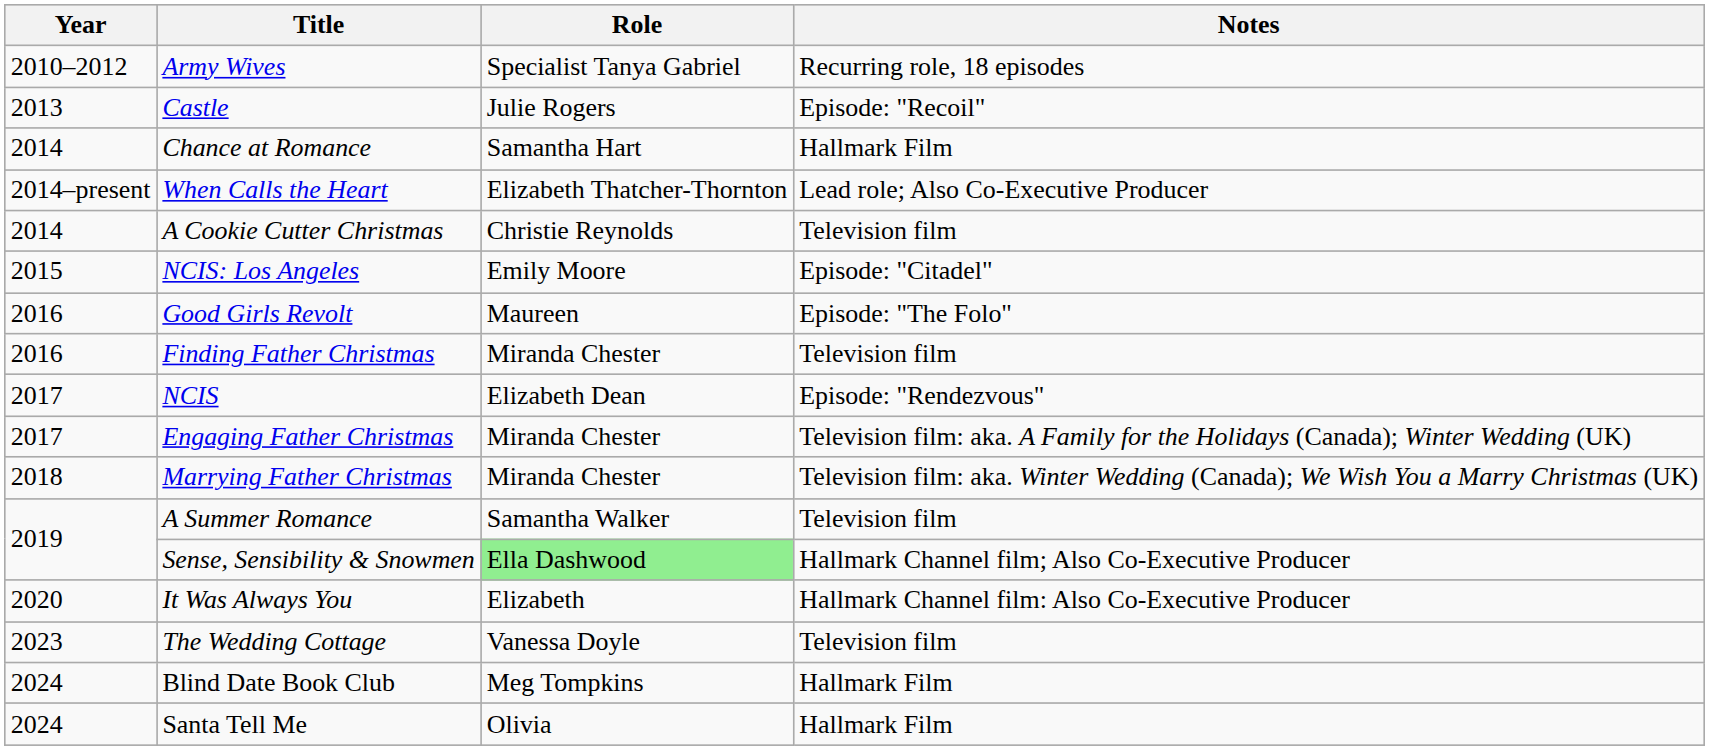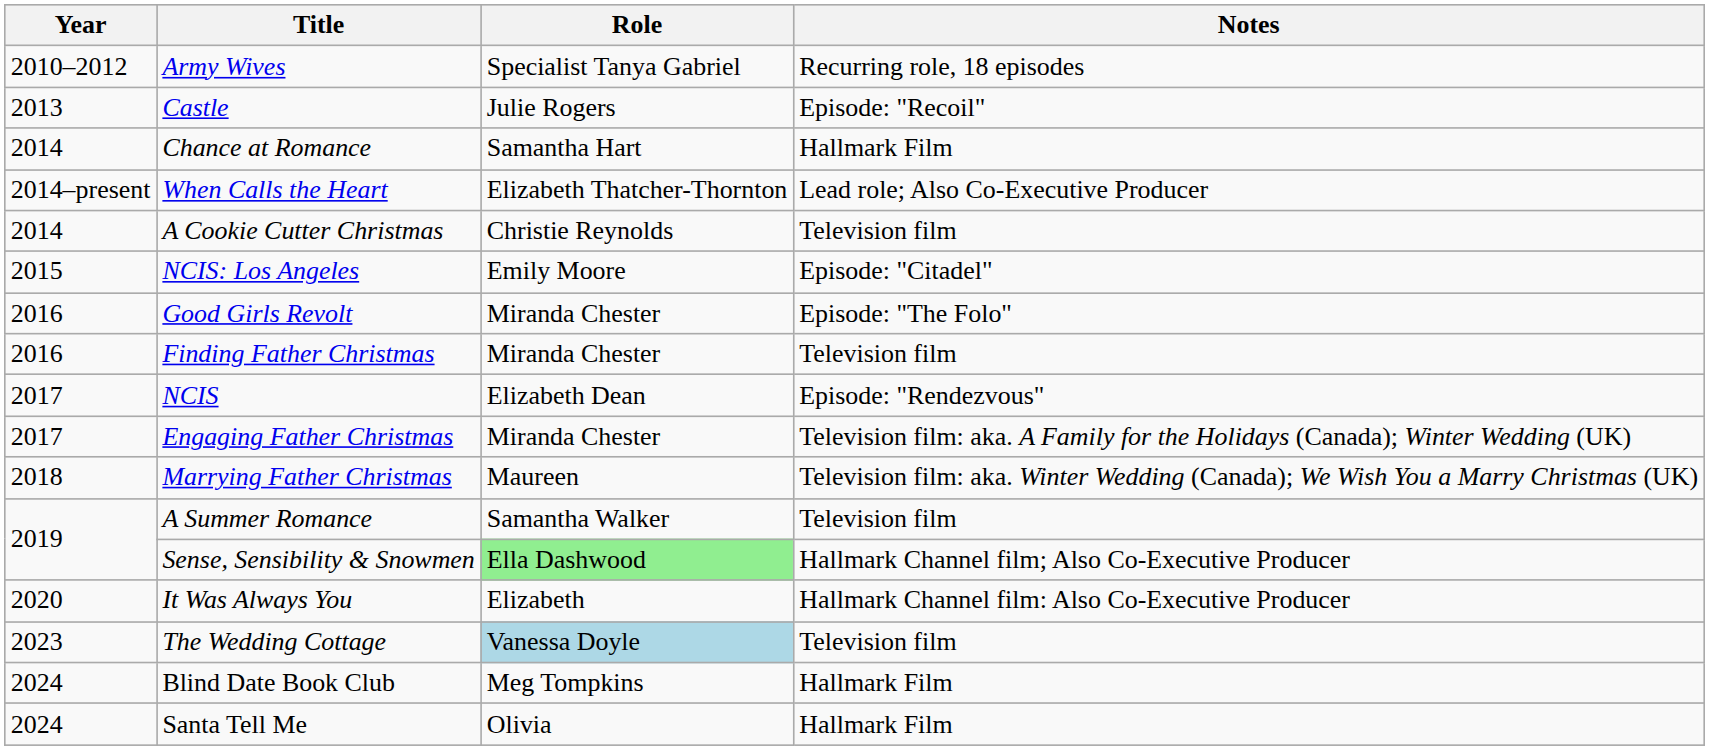(533, 312) Maureen -> (573, 312) Miranda Chester
(573, 477) Miranda Chester -> (533, 477) Maureen
(563, 641) no background -> (563, 641) lightblue background
